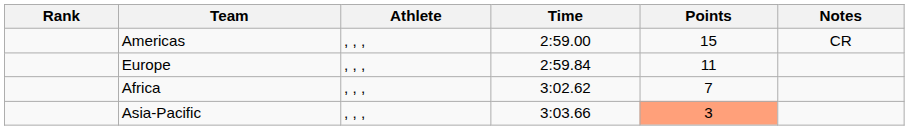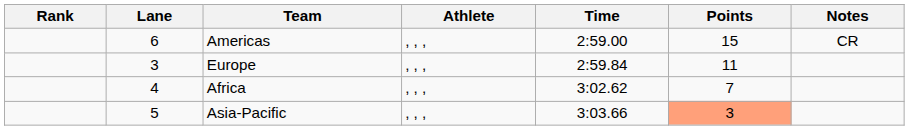+ column: (155, 16)
